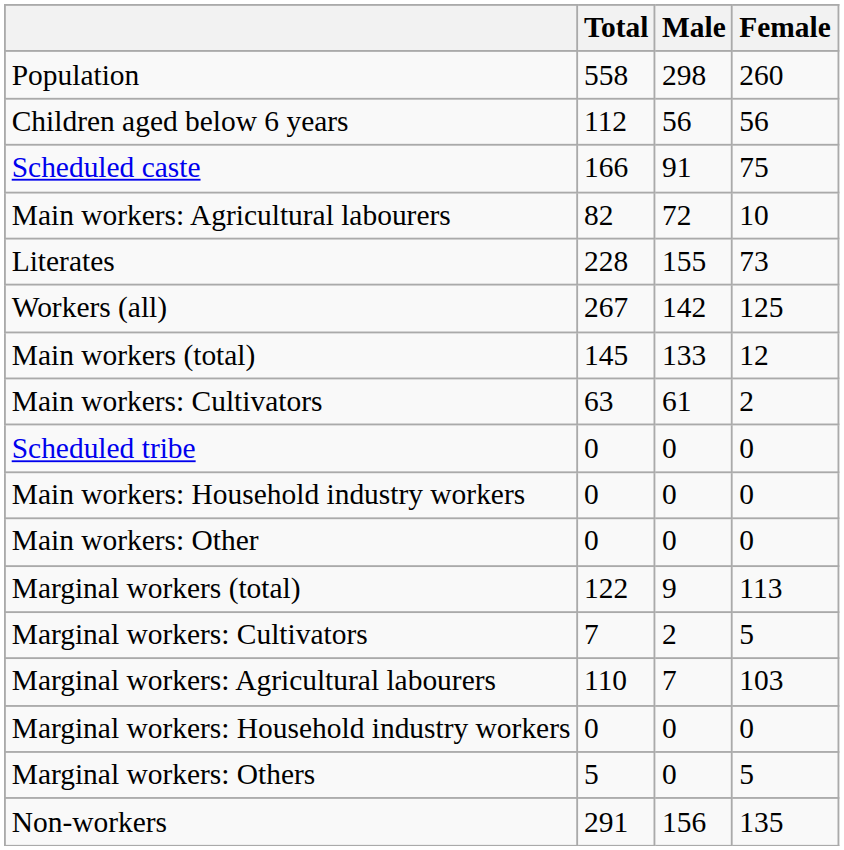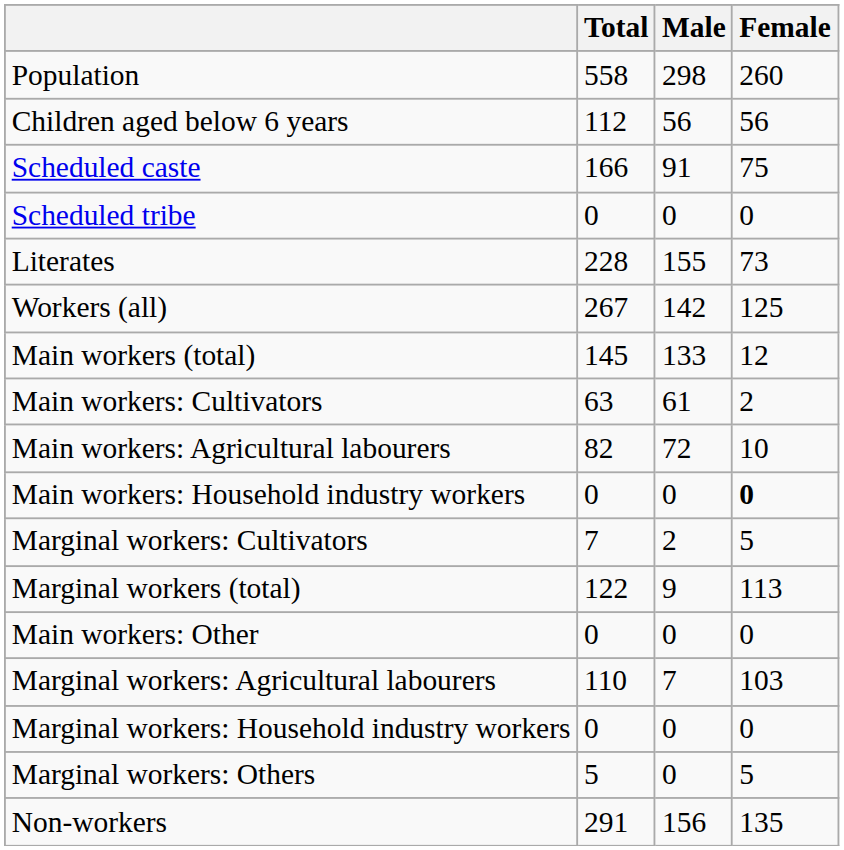rows swapped: (104, 448) <-> (231, 214)
(747, 494) normal -> (747, 494) bold
rows swapped: (135, 541) <-> (190, 634)
